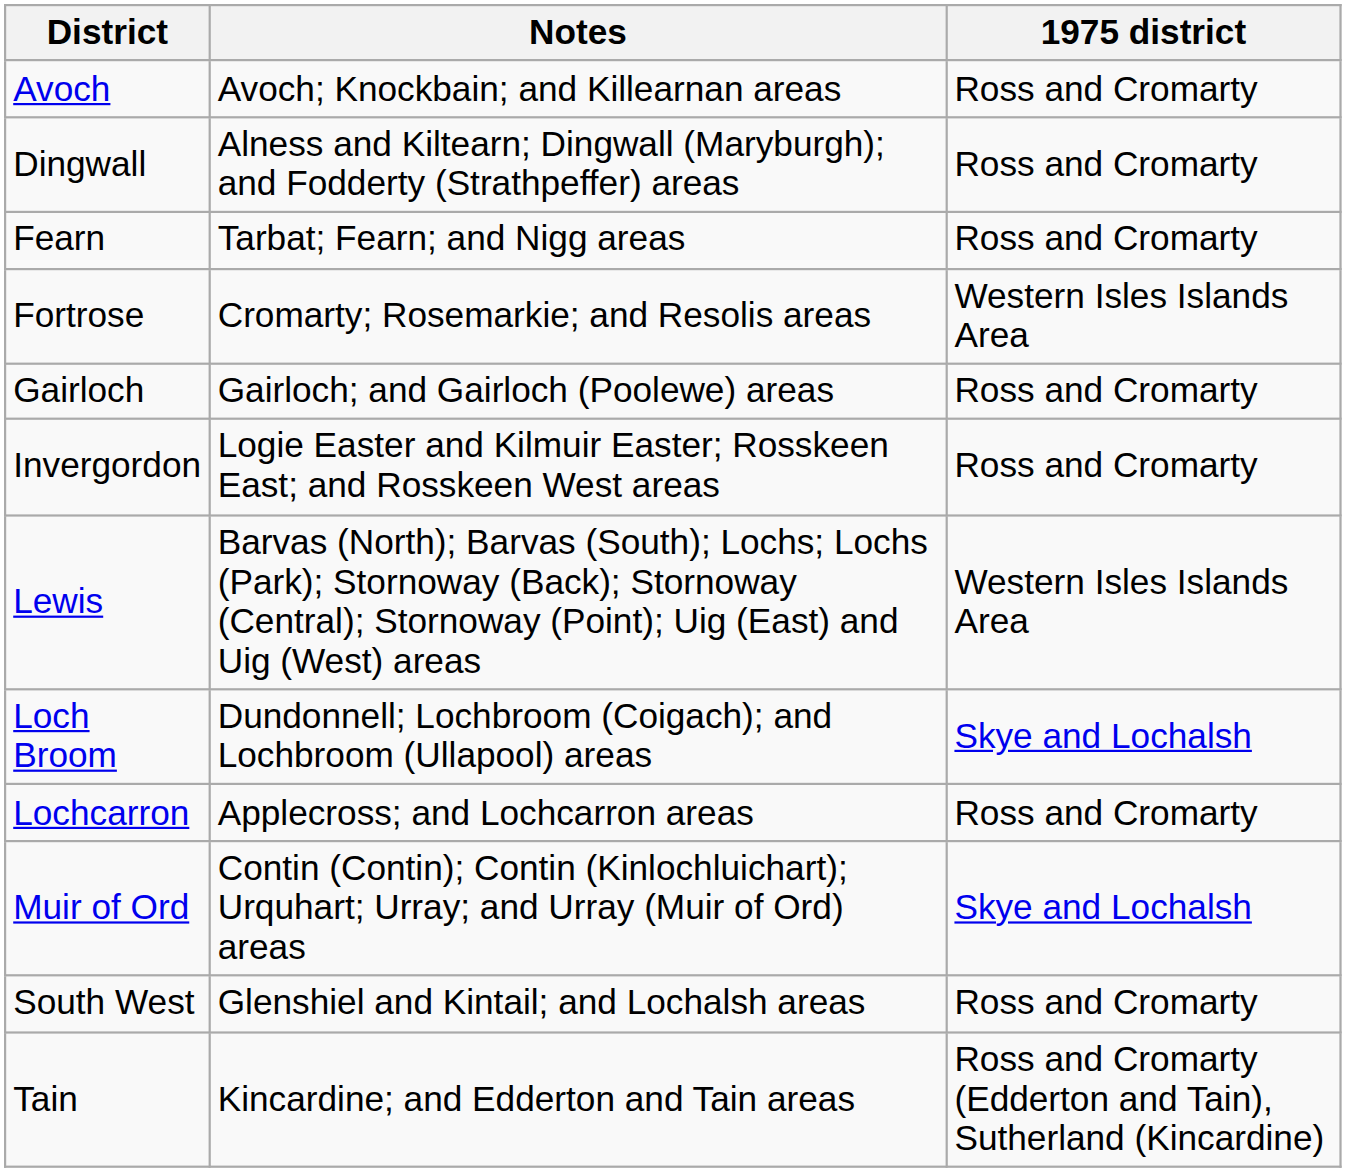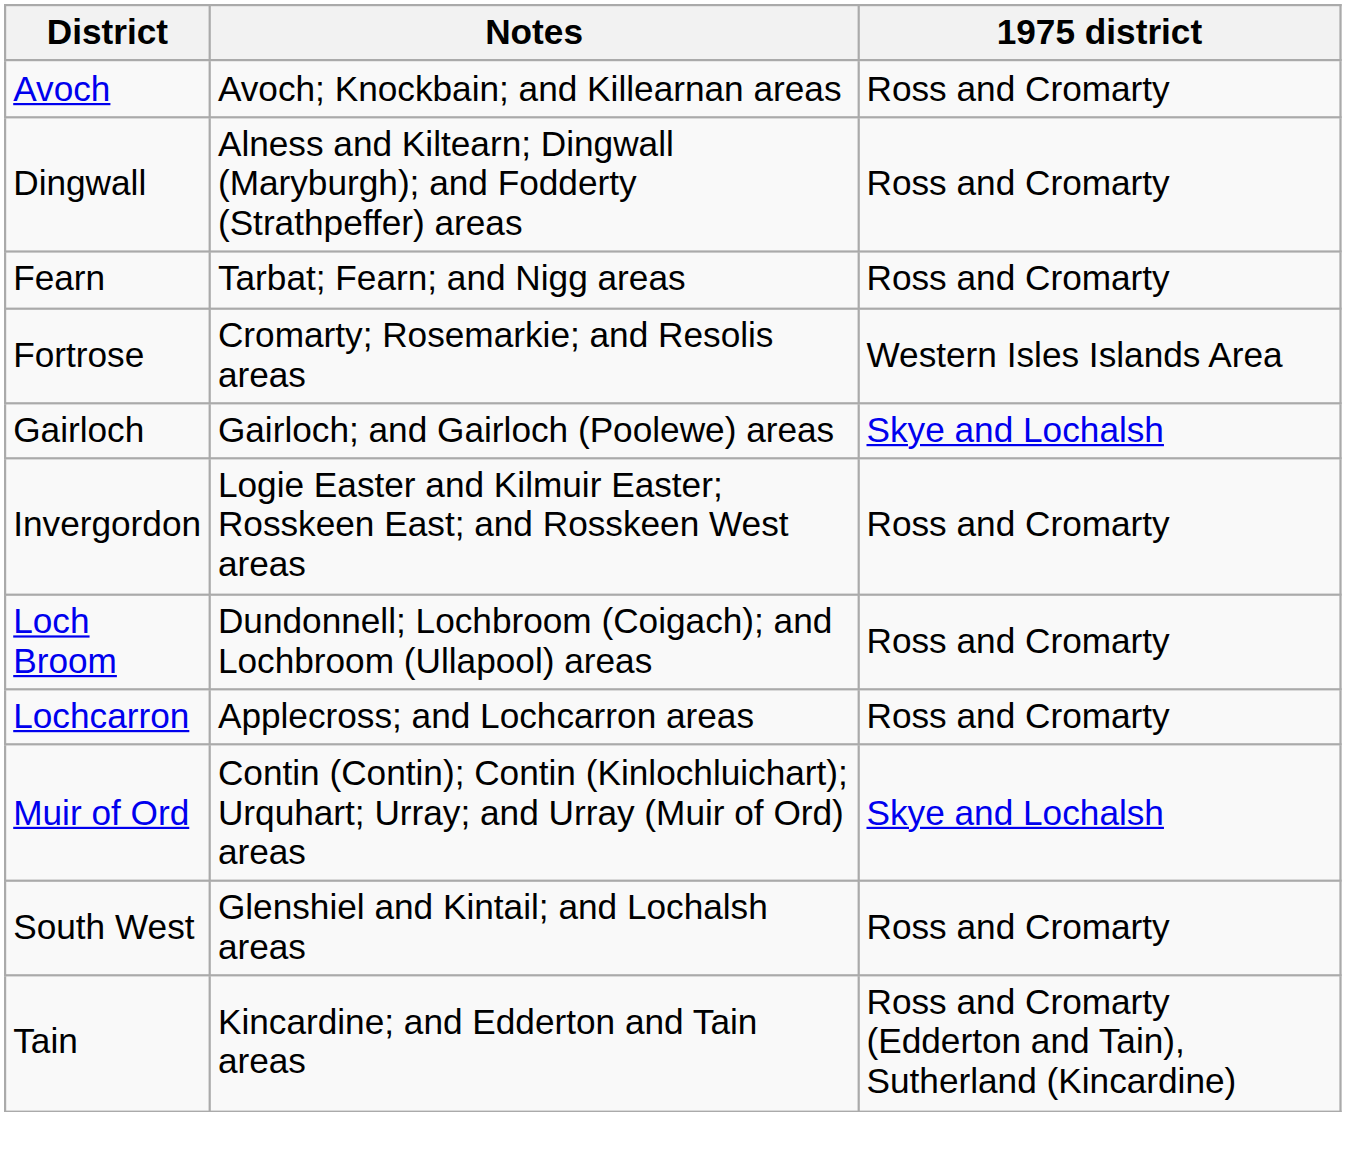(1106, 390) Ross and Cromarty -> (1015, 430) Skye and Lochalsh
- row: (58, 601)
(1103, 736) Skye and Lochalsh -> (1018, 640) Ross and Cromarty
